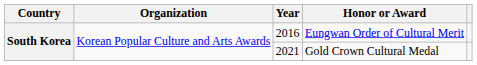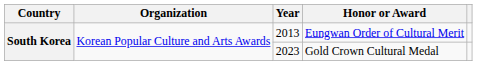(288, 32) 2016 -> (288, 32) 2013
(288, 51) 2021 -> (288, 51) 2023
